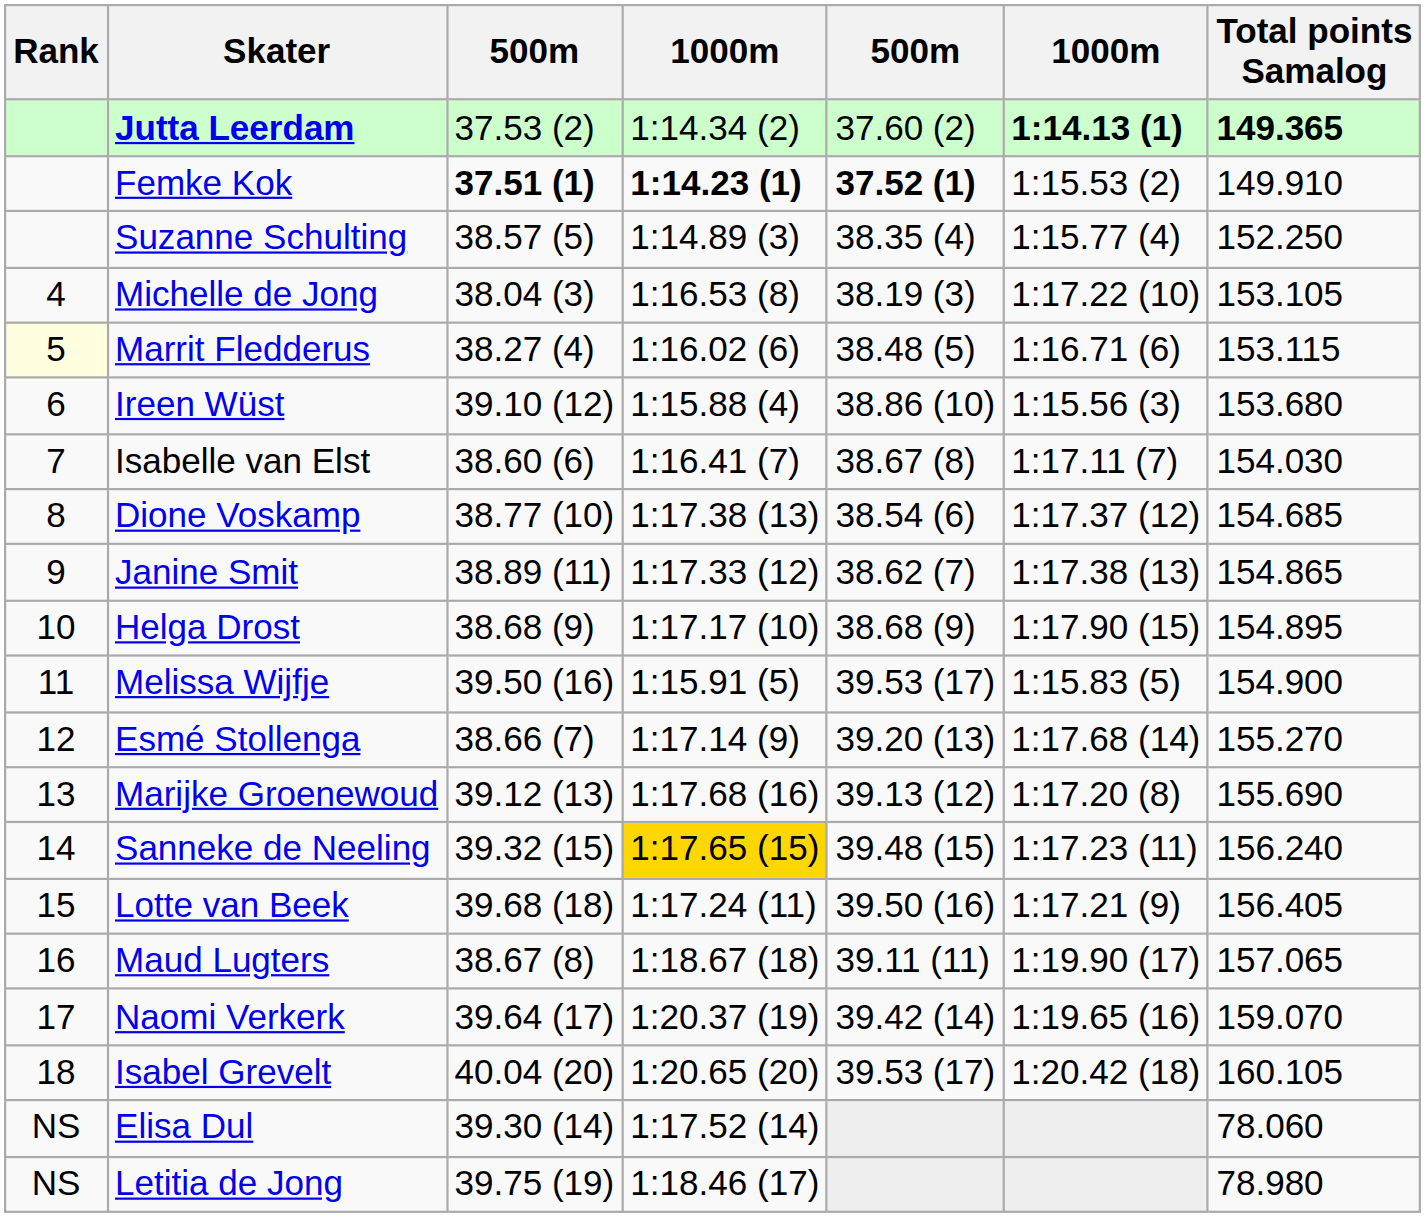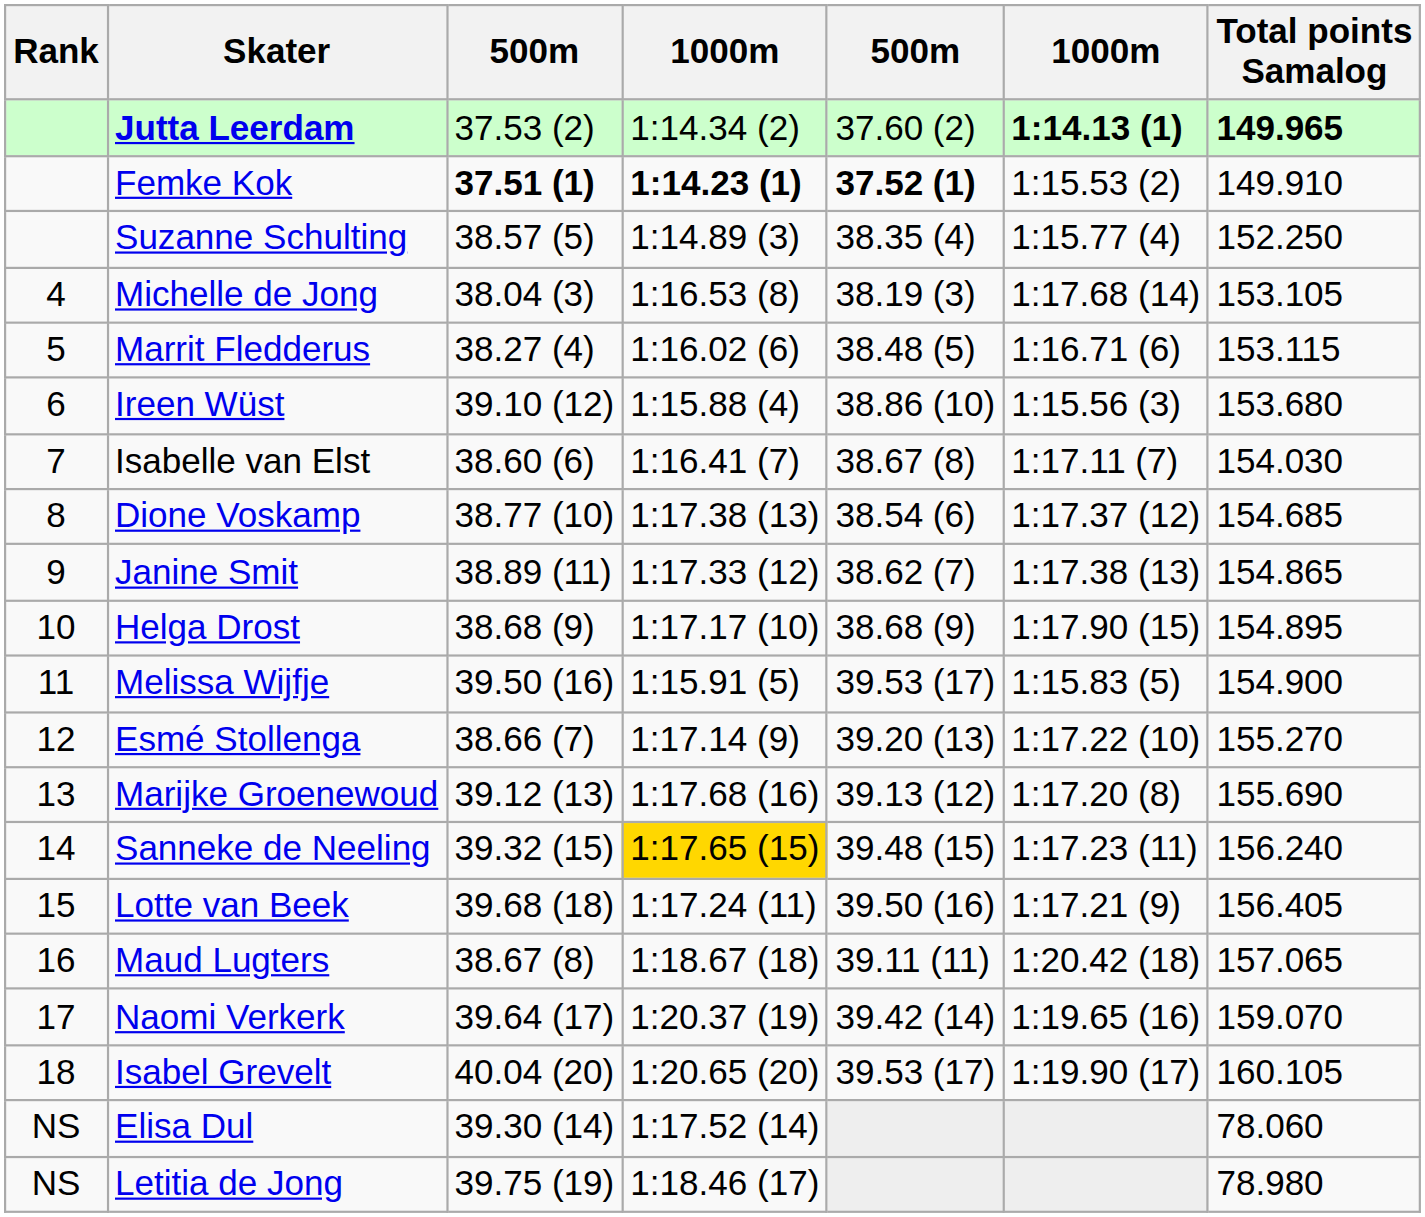(1280, 127) 149.365 -> (1280, 127) 149.965
(1106, 293) 1:17.22 (10) -> (1106, 293) 1:17.68 (14)
(56, 349) lightyellow background -> (56, 349) no background
(1106, 738) 1:17.68 (14) -> (1106, 738) 1:17.22 (10)
(1106, 960) 1:19.90 (17) -> (1106, 960) 1:20.42 (18)
(1106, 1071) 1:20.42 (18) -> (1106, 1071) 1:19.90 (17)
